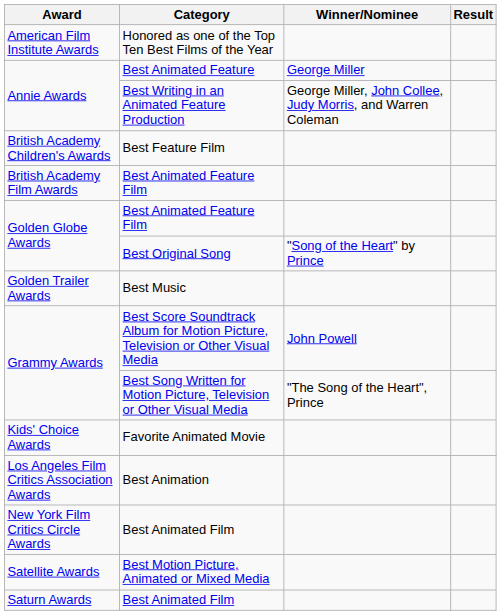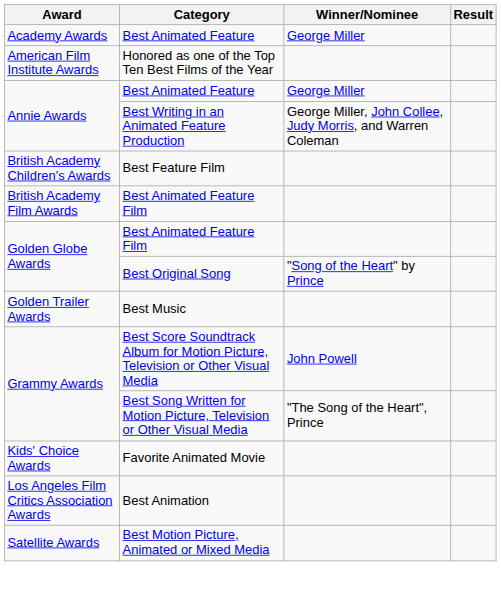+ row: (57, 35)
- row: (49, 529)
- row: (49, 600)
